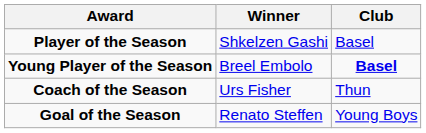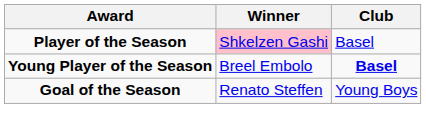(274, 41) no background -> (274, 41) pink background
- row: (110, 90)
